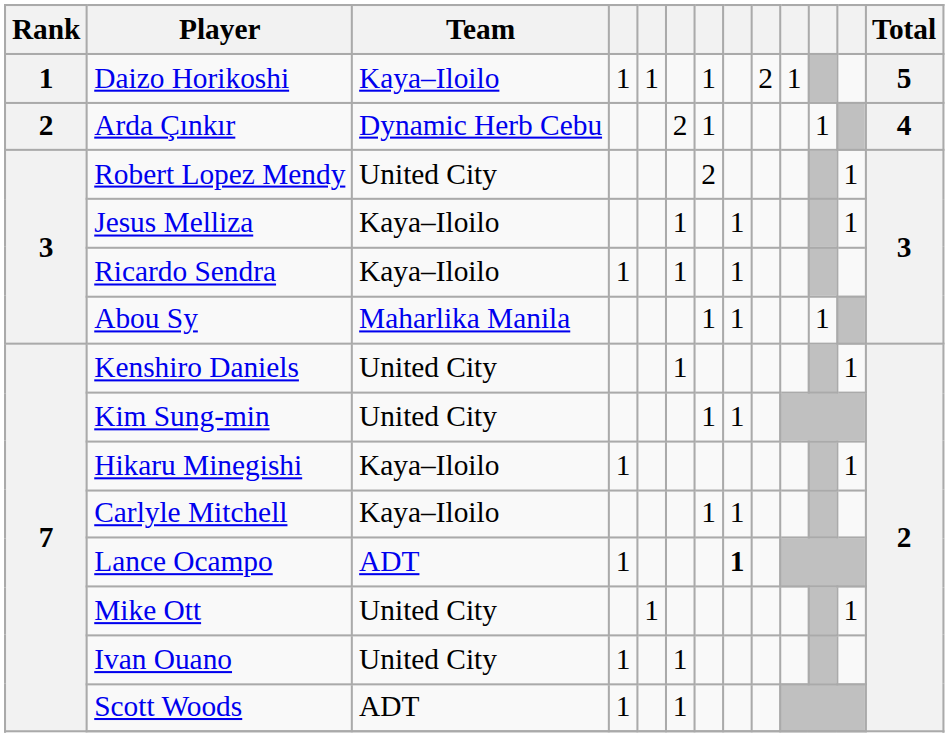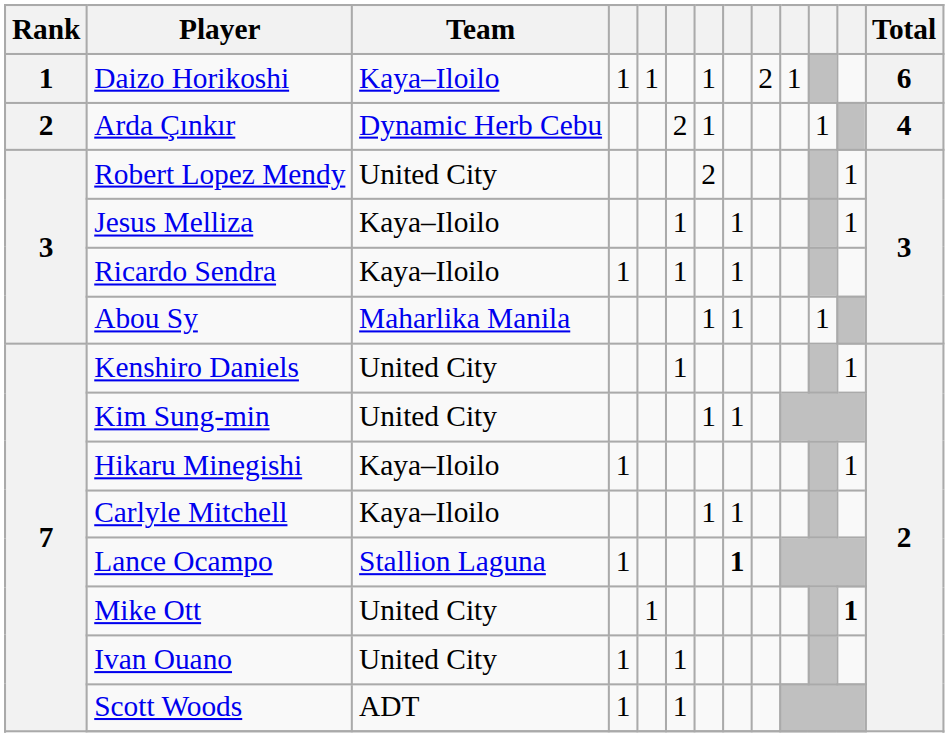(904, 77) 5 -> (904, 77) 6
(389, 562) ADT -> (452, 562) Stallion Laguna
(851, 610) normal -> (851, 610) bold
